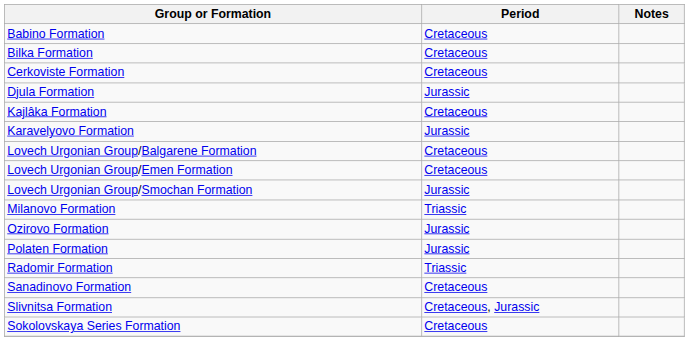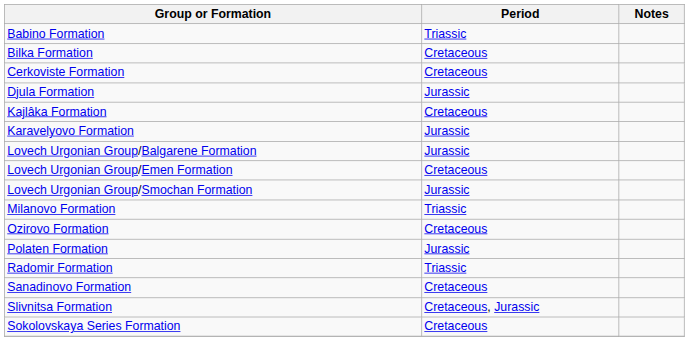(456, 33) Cretaceous -> (445, 33) Triassic
(456, 151) Cretaceous -> (447, 151) Jurassic
(447, 229) Jurassic -> (456, 229) Cretaceous
